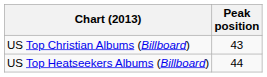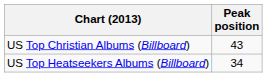(237, 63) 44 -> (237, 63) 34
